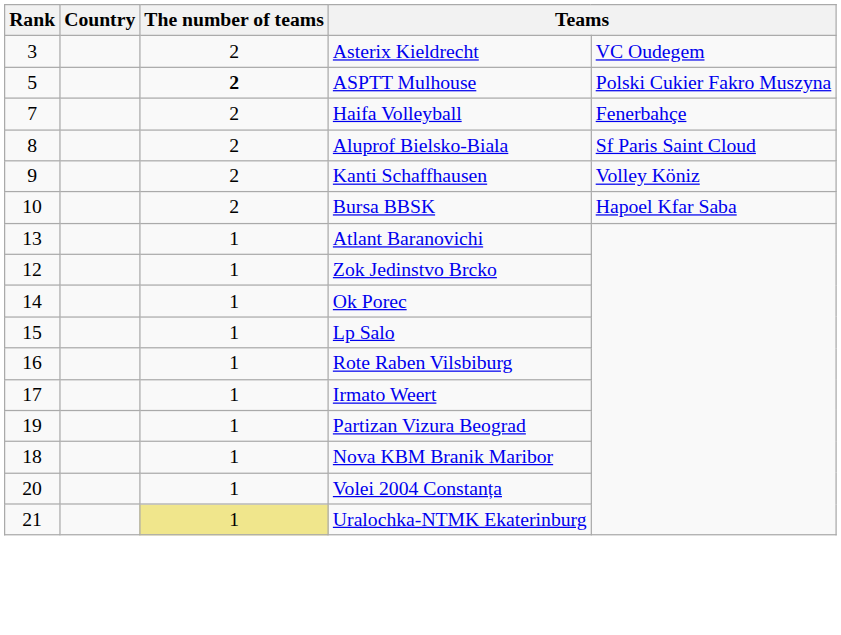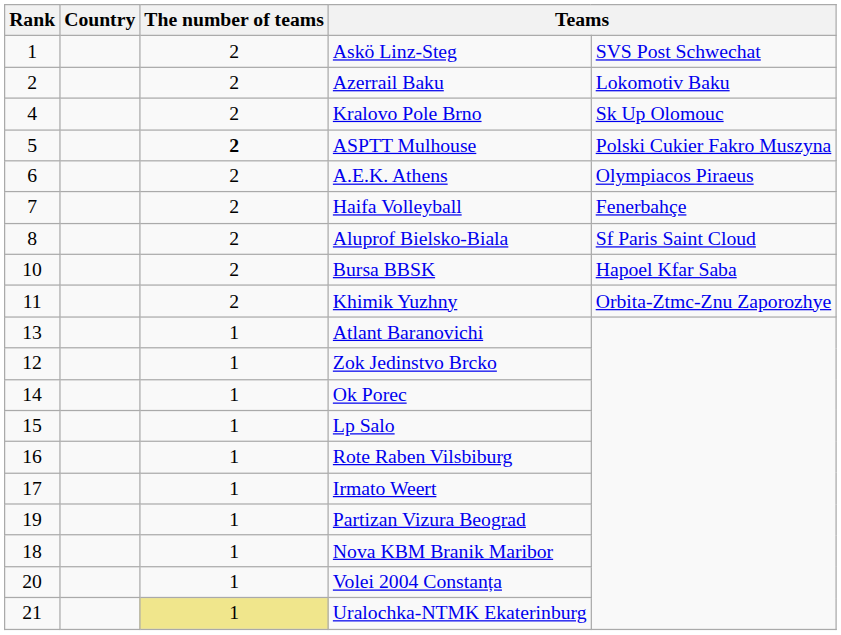+ row: (395, 51)
+ row: (388, 82)
- row: (406, 51)
+ row: (407, 113)
+ row: (390, 176)
- row: (410, 176)
+ row: (395, 301)
